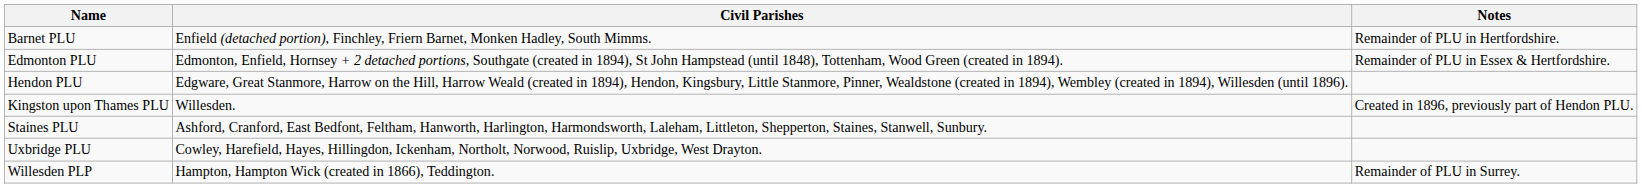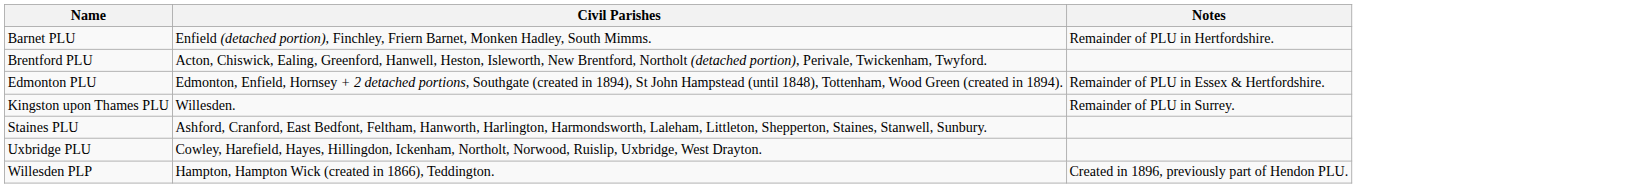+ row: (50, 60)
- row: (45, 82)
(1494, 104) Created in 1896, previously part of Hendon PLU. -> (1152, 104) Remainder of PLU in Surrey.
(1437, 171) Remainder of PLU in Surrey. -> (1209, 171) Created in 1896, previously part of Hendon PLU.
